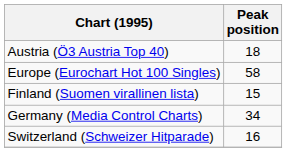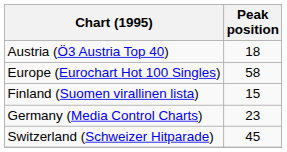(253, 115) 34 -> (253, 115) 23
(253, 136) 16 -> (253, 136) 45
